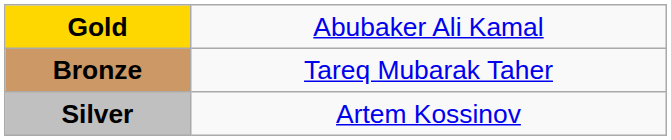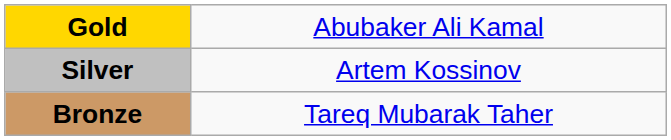rows swapped: (97, 112) <-> (97, 69)
